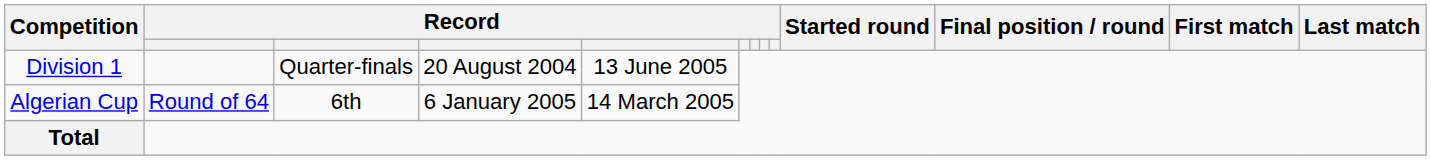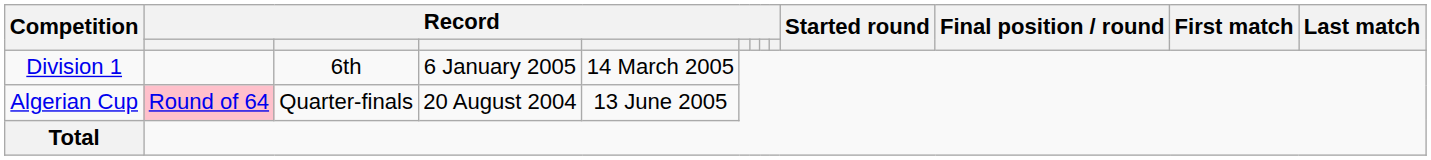(346, 67) Quarter-finals -> (346, 67) 6th
(500, 67) 20 August 2004 -> (500, 67) 6 January 2005
(660, 67) 13 June 2005 -> (660, 67) 14 March 2005
(209, 102) no background -> (209, 102) pink background
(346, 102) 6th -> (346, 102) Quarter-finals
(500, 102) 6 January 2005 -> (500, 102) 20 August 2004
(660, 102) 14 March 2005 -> (660, 102) 13 June 2005
